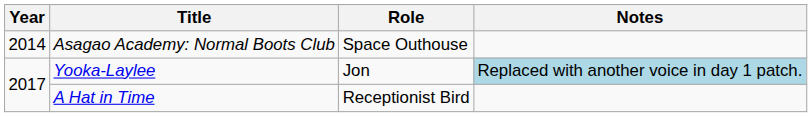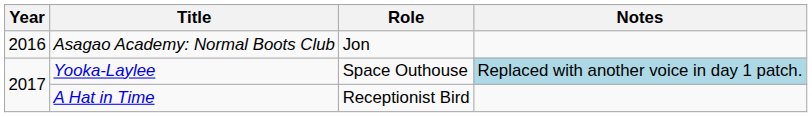(27, 44) 2014 -> (27, 44) 2016
(405, 44) Space Outhouse -> (356, 44) Jon
(356, 71) Jon -> (405, 71) Space Outhouse
